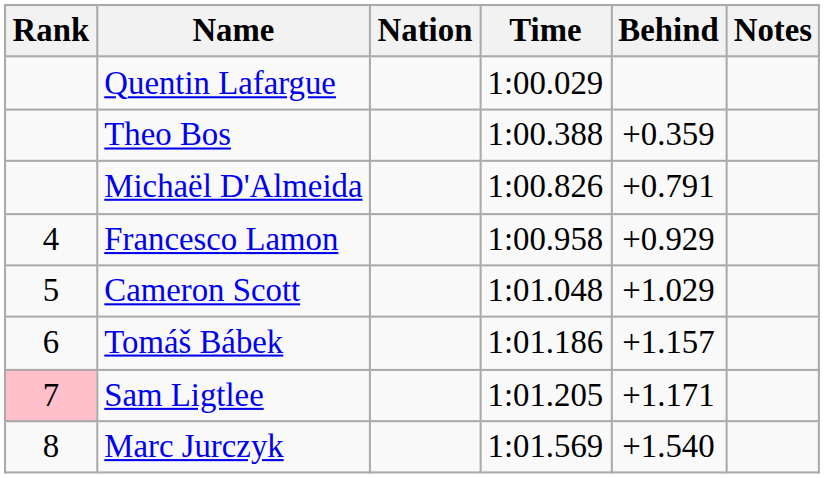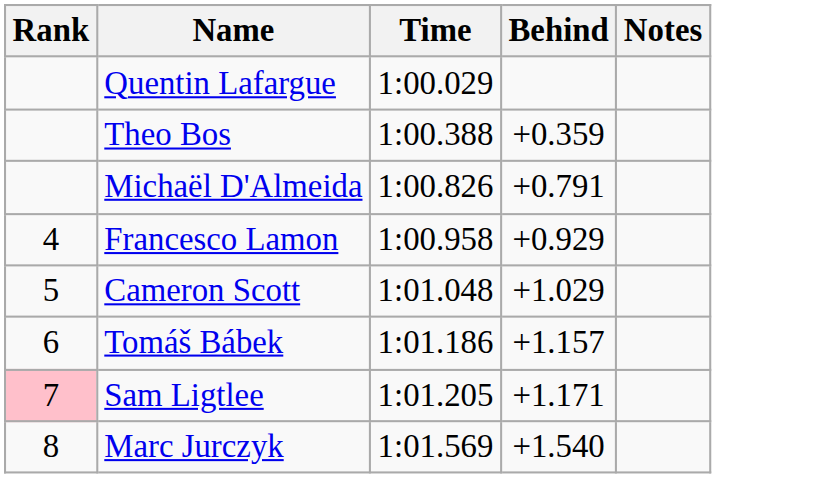- column: (425, 30)
